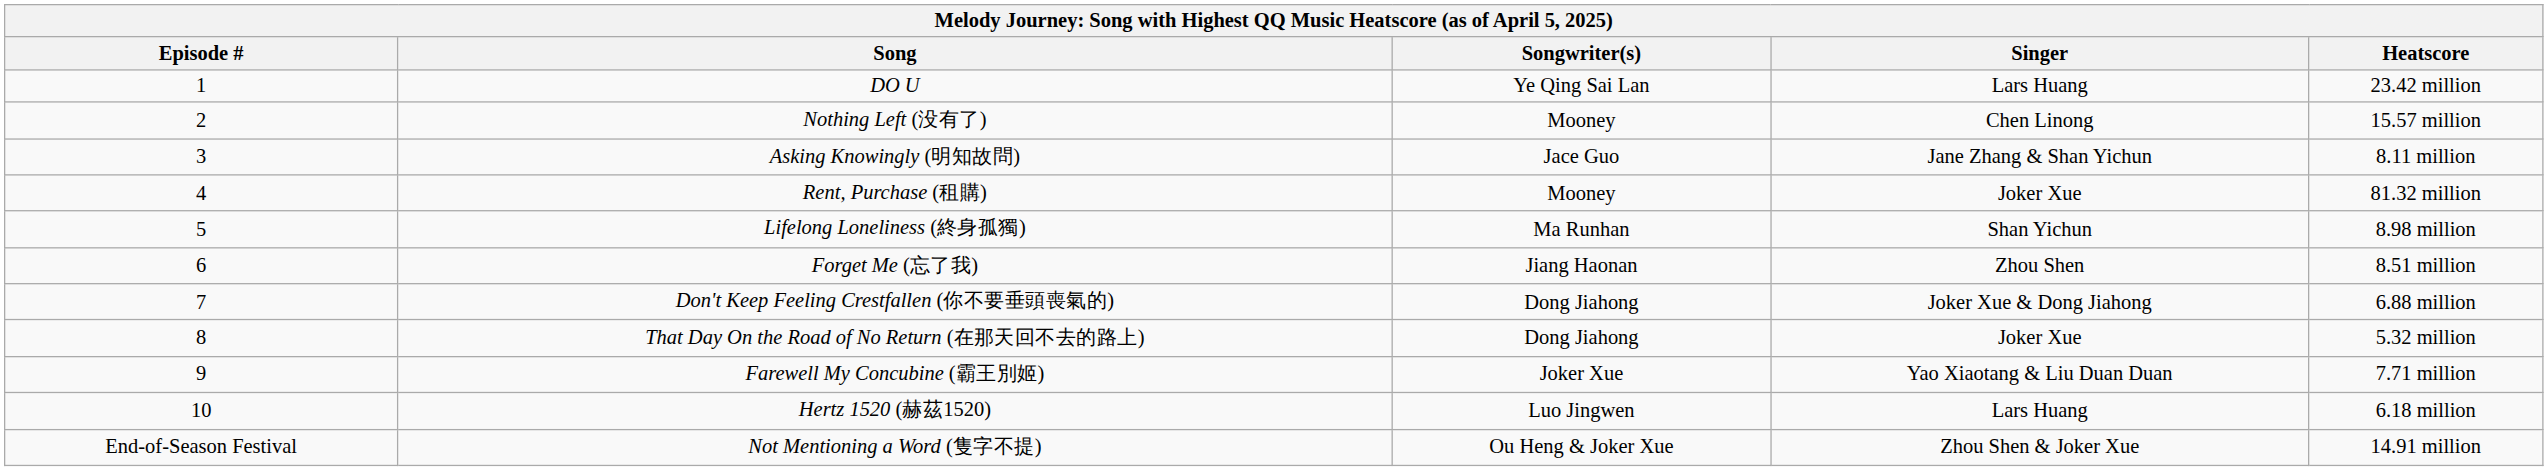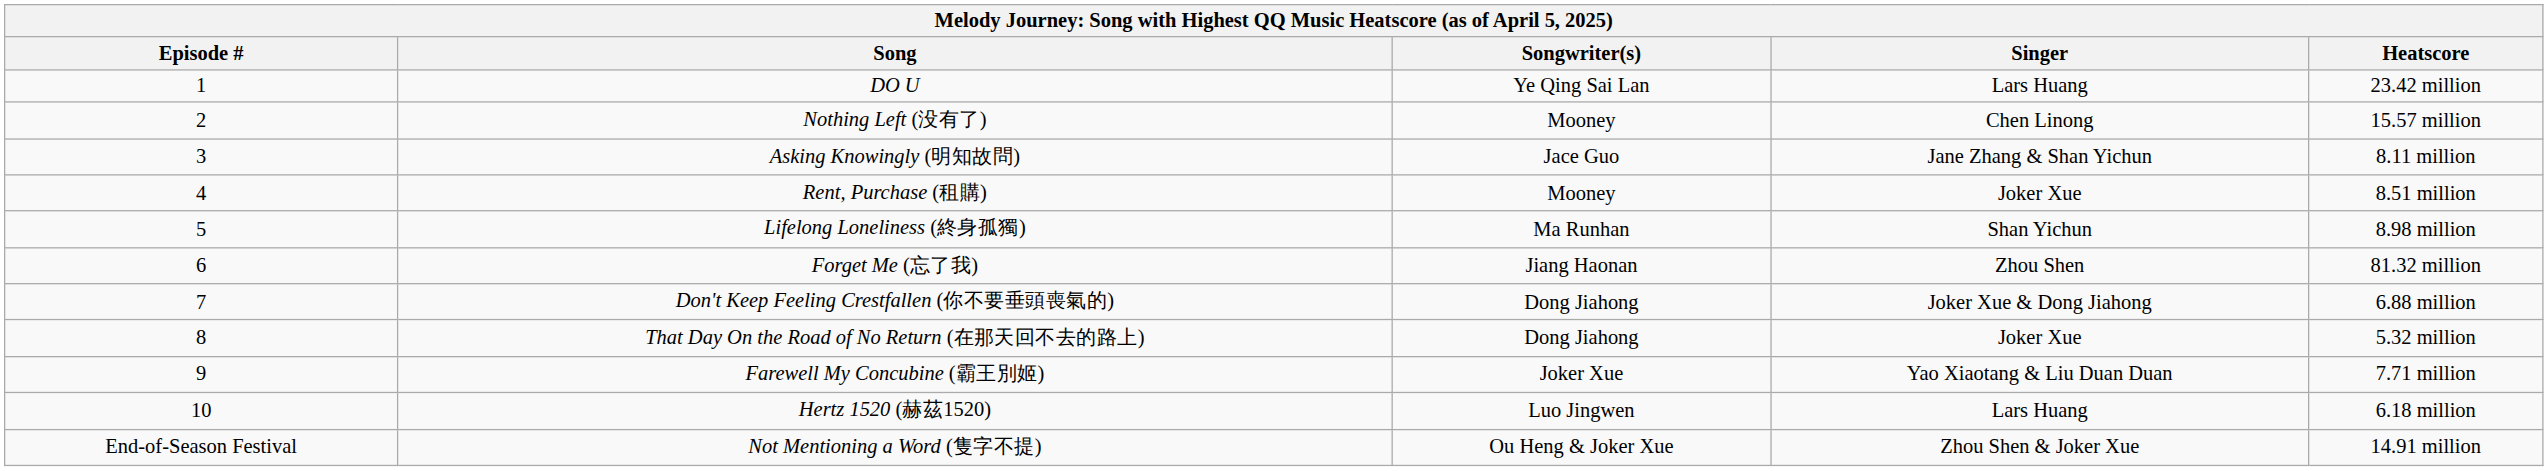(2426, 192) 81.32 million -> (2426, 192) 8.51 million
(2426, 265) 8.51 million -> (2426, 265) 81.32 million
